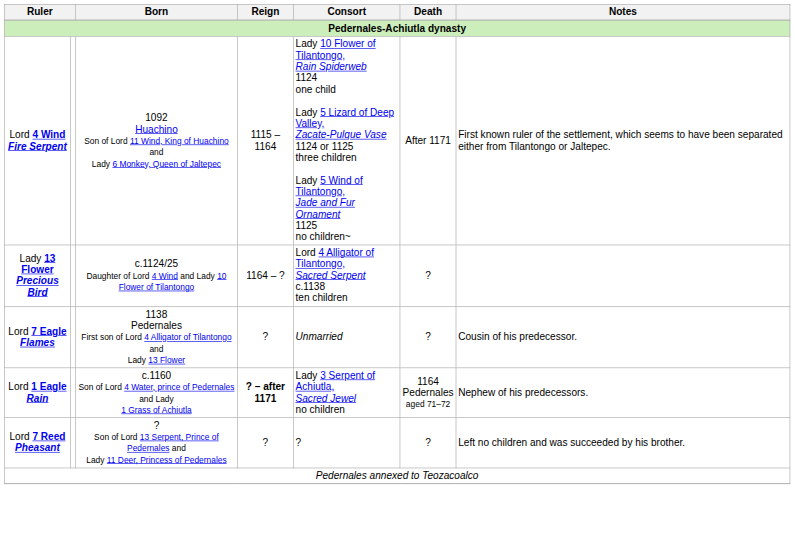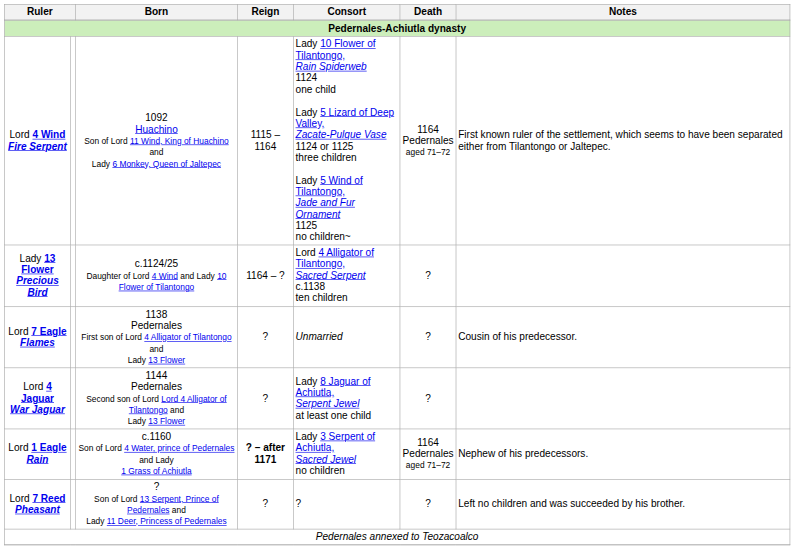(428, 140) After 1171 -> (428, 140) 1164 Pedernales aged 71–72
+ row: (37, 398)
